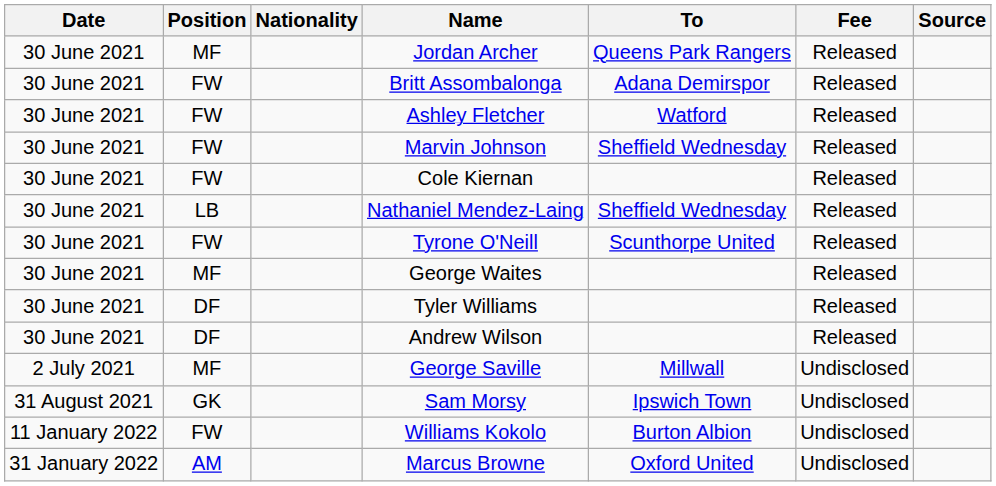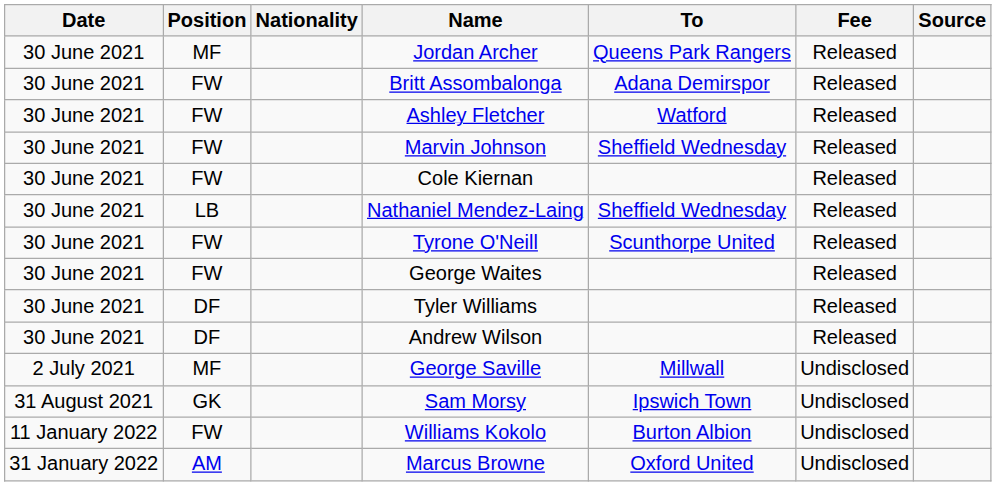(207, 274) MF -> (207, 274) FW
